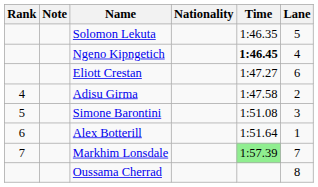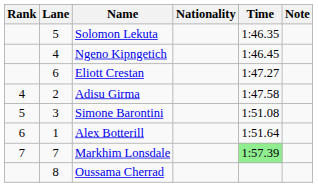columns swapped: (297, 14) <-> (55, 14)
(259, 53) bold -> (260, 53) normal
